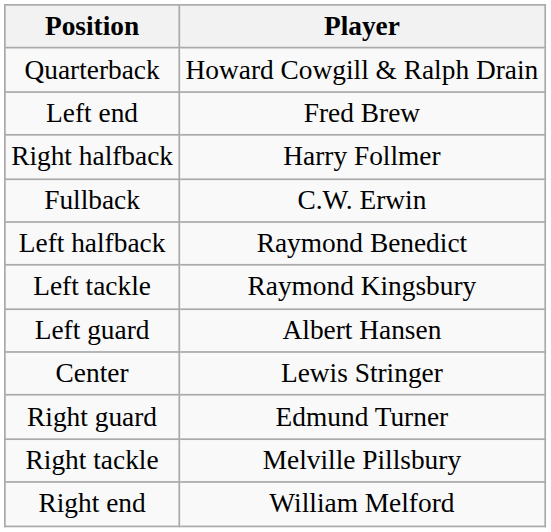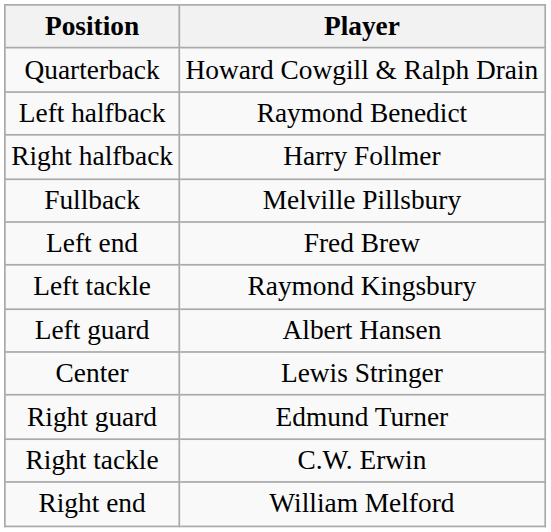rows swapped: (92, 243) <-> (92, 112)
(362, 199) C.W. Erwin -> (362, 199) Melville Pillsbury
(362, 460) Melville Pillsbury -> (362, 460) C.W. Erwin
